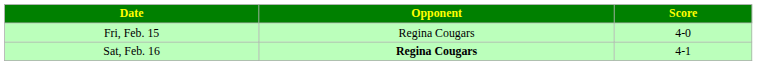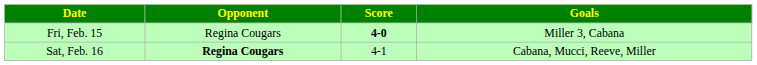+ column: (584, 13)
(683, 32) normal -> (379, 32) bold
